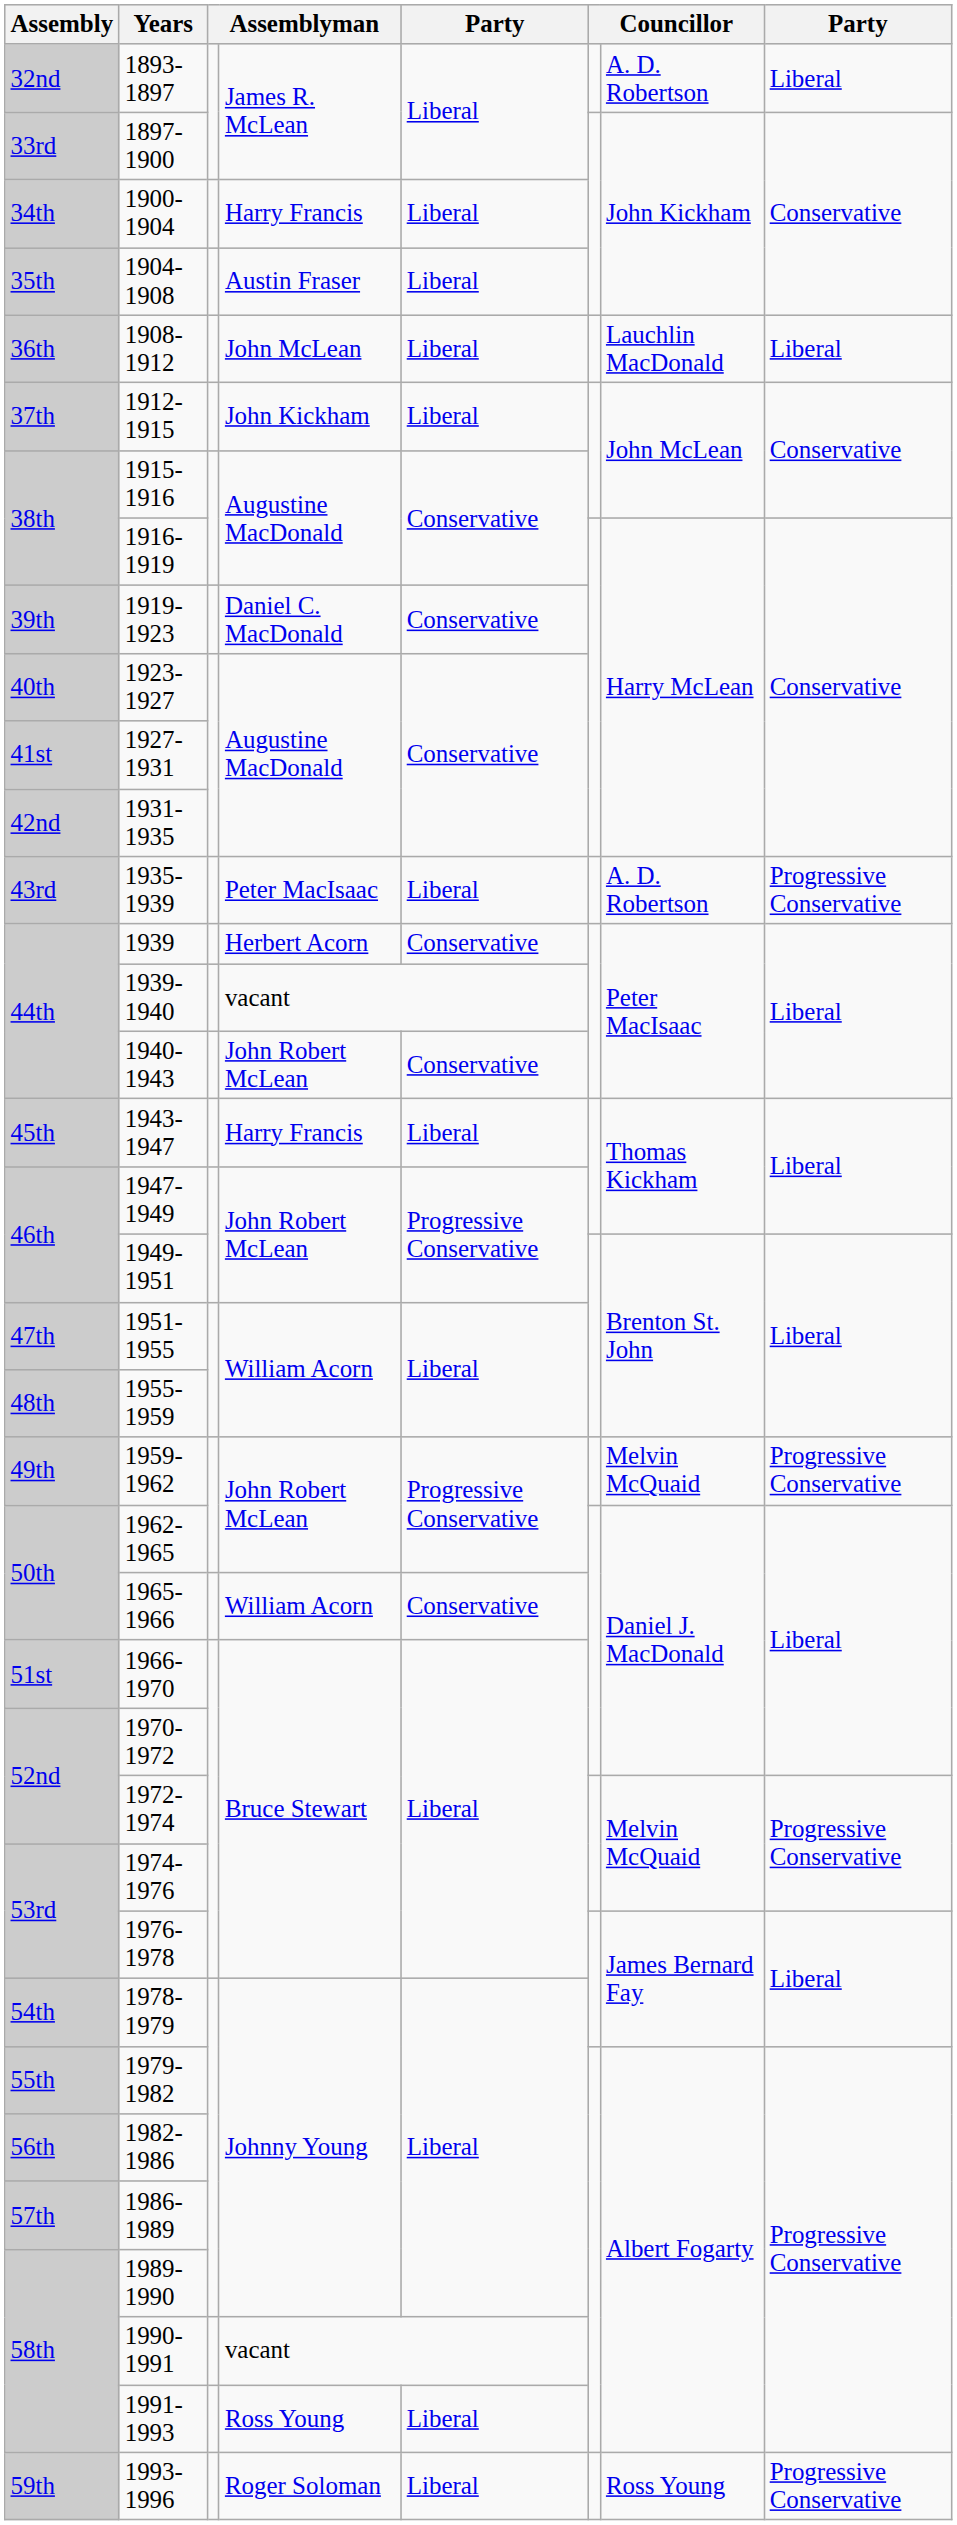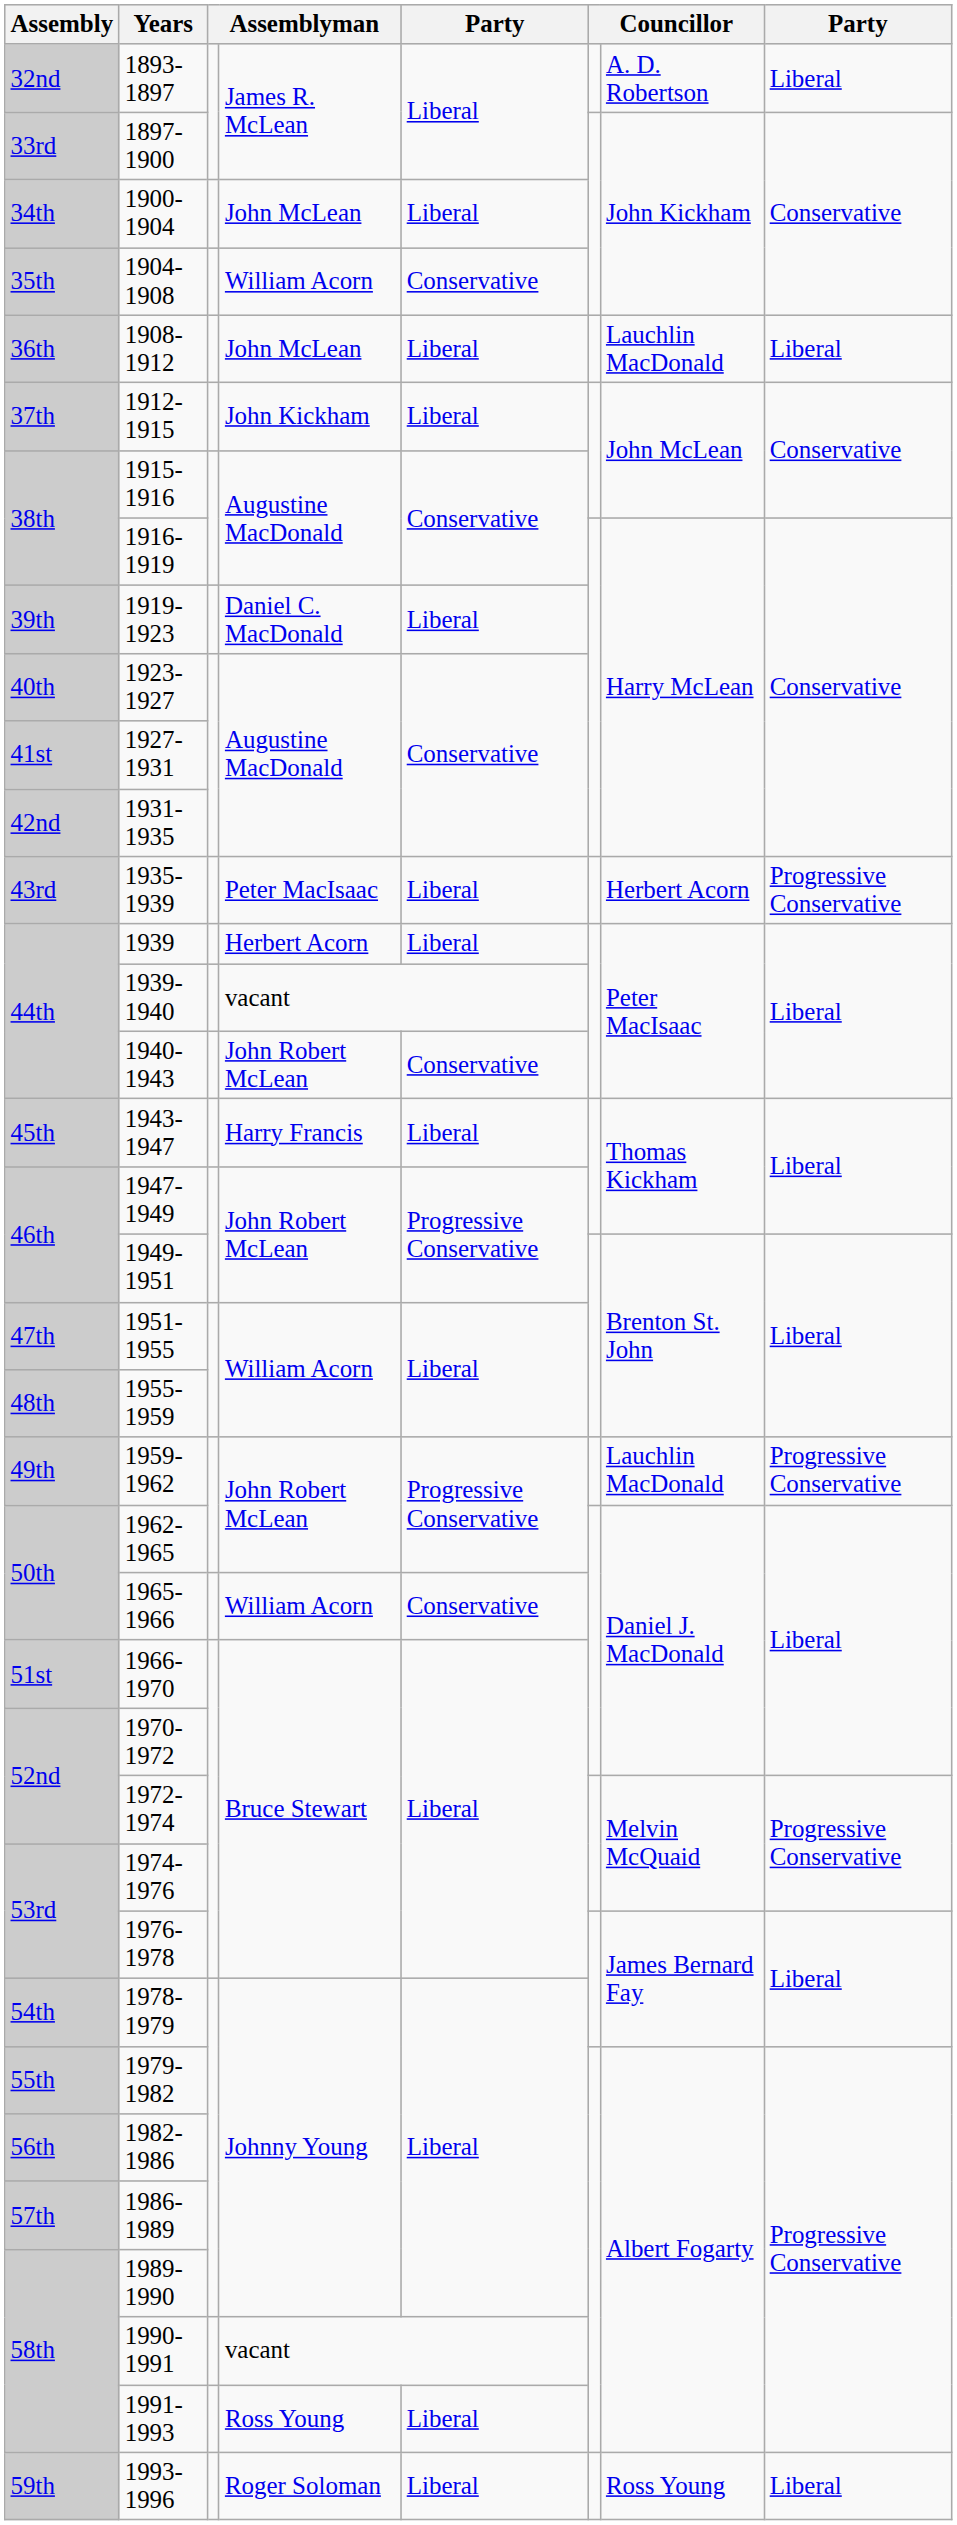(294, 213) Harry Francis -> (293, 213) John McLean
(292, 280) Austin Fraser -> (299, 280) William Acorn
(443, 280) Liberal -> (473, 280) Conservative
(473, 619) Conservative -> (443, 619) Liberal
(657, 889) A. D. Robertson -> (678, 889) Herbert Acorn
(473, 943) Conservative -> (443, 943) Liberal
(653, 1470) Melvin McQuaid -> (665, 1470) Lauchlin MacDonald
(836, 2485) Progressive Conservative -> (806, 2485) Liberal
